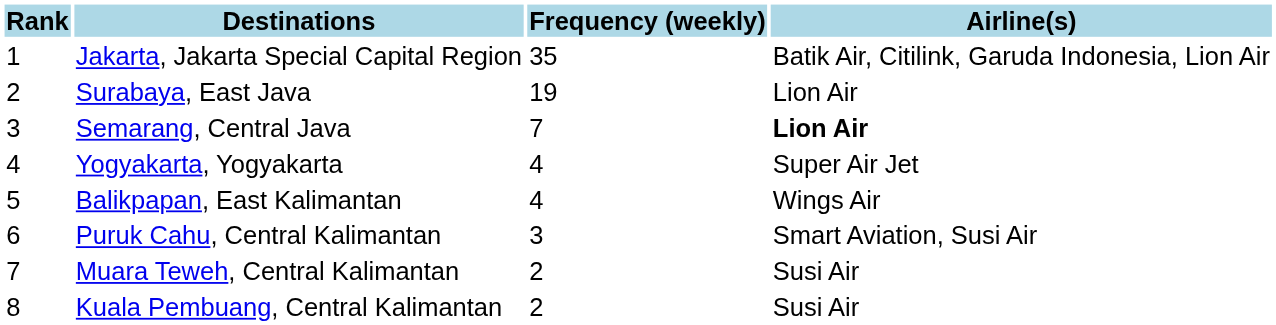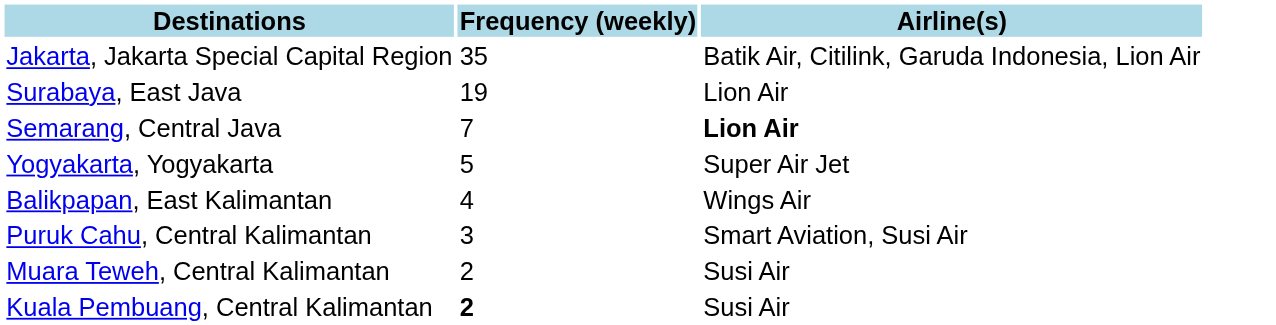- column: (38, 21)
(536, 164) 4 -> (467, 164) 5
(536, 307) normal -> (467, 307) bold
